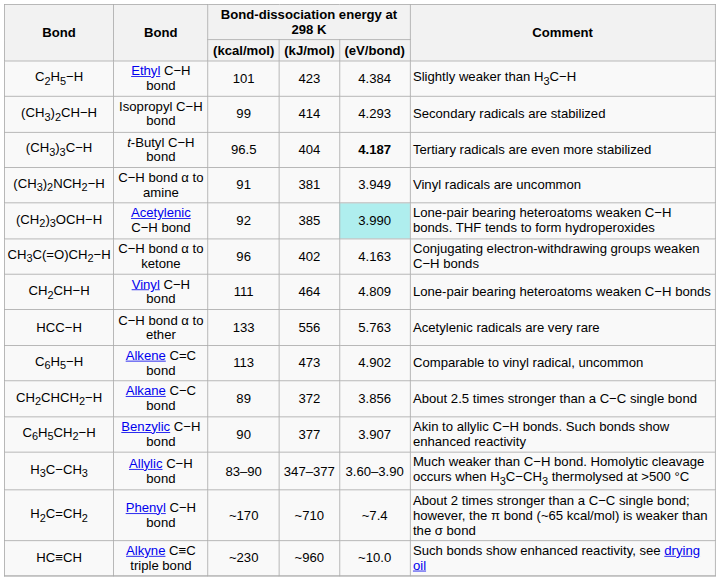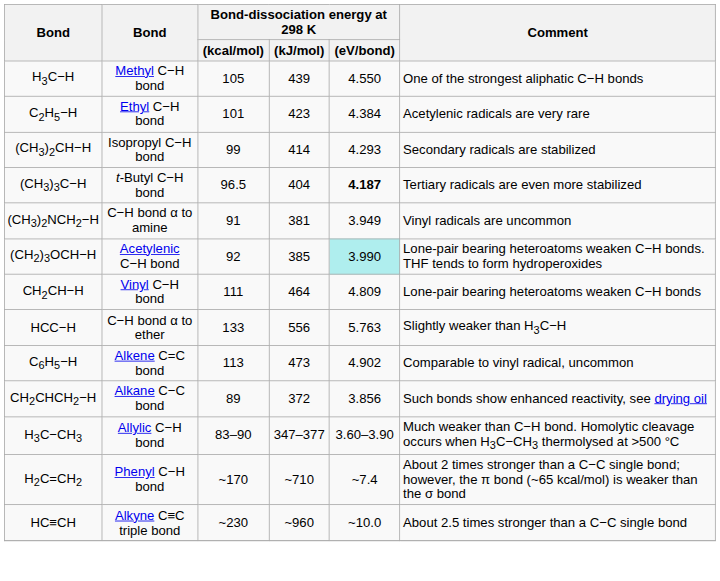+ row: (53, 79)
(495, 79) Slightly weaker than H3C−H -> (496, 114) Acetylenic radicals are very rare
- row: (59, 256)
(506, 327) Acetylenic radicals are very rare -> (485, 328) Slightly weaker than H3C−H
(555, 398) About 2.5 times stronger than a C−C single bond -> (555, 398) Such bonds show enhanced reactivity, see drying oil
- row: (59, 434)
(556, 558) Such bonds show enhanced reactivity, see drying oil -> (545, 522) About 2.5 times stronger than a C−C single bond
